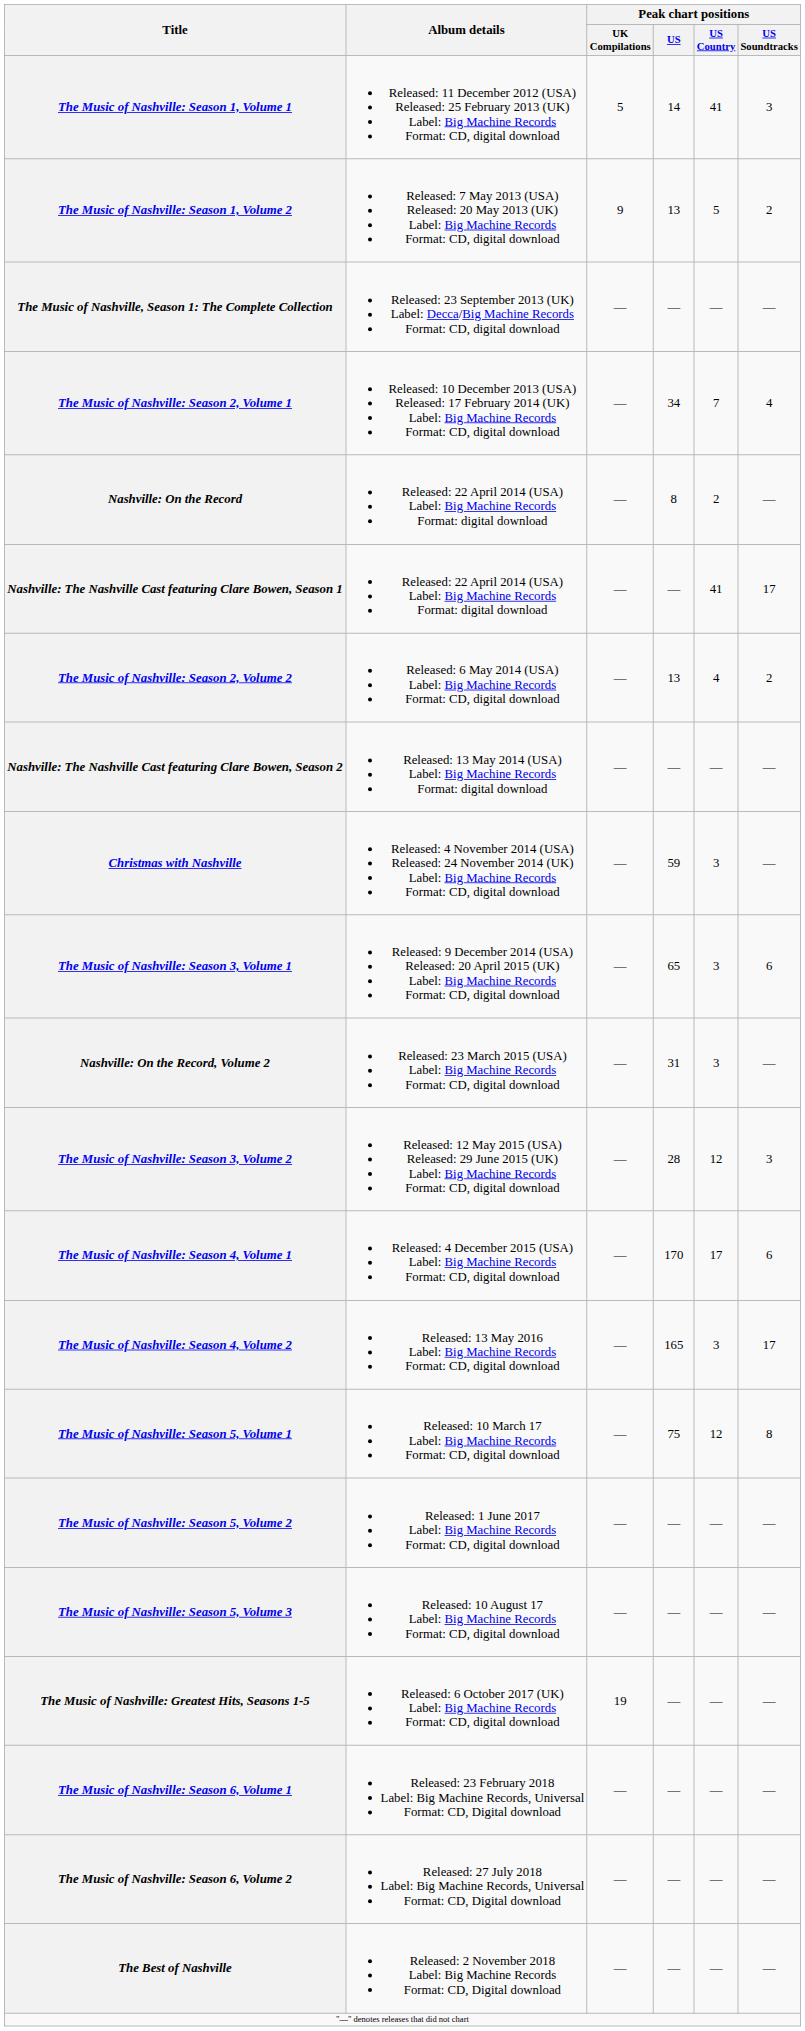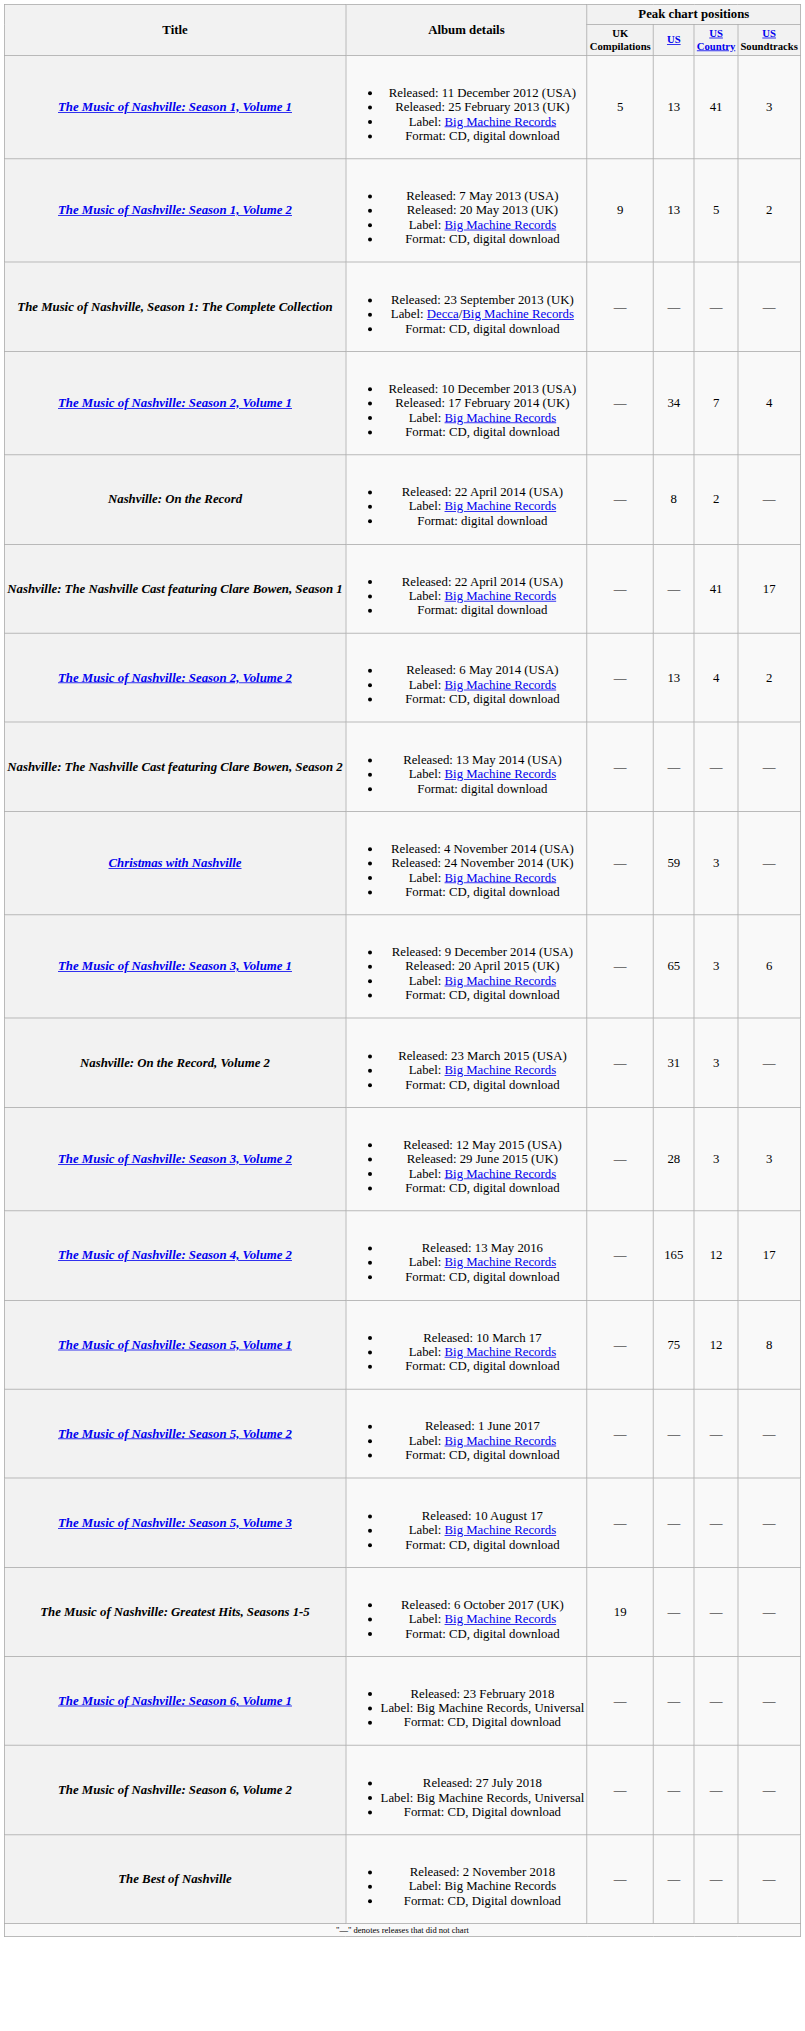(674, 107) 14 -> (674, 107) 13
(716, 1159) 12 -> (716, 1159) 3
- row: (175, 1255)
(716, 1344) 3 -> (716, 1255) 12
